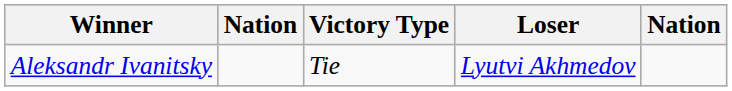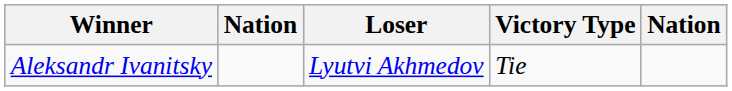columns swapped: (379, 24) <-> (548, 24)
